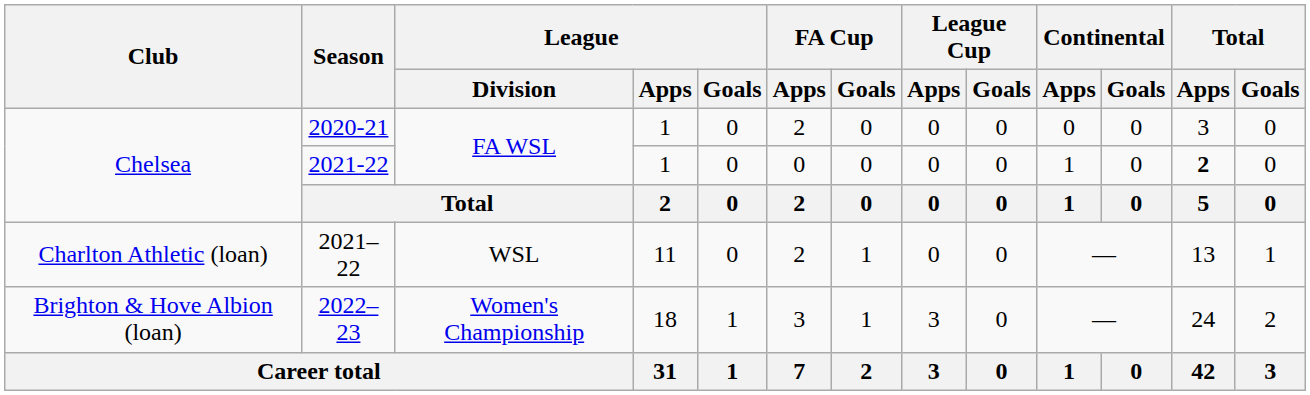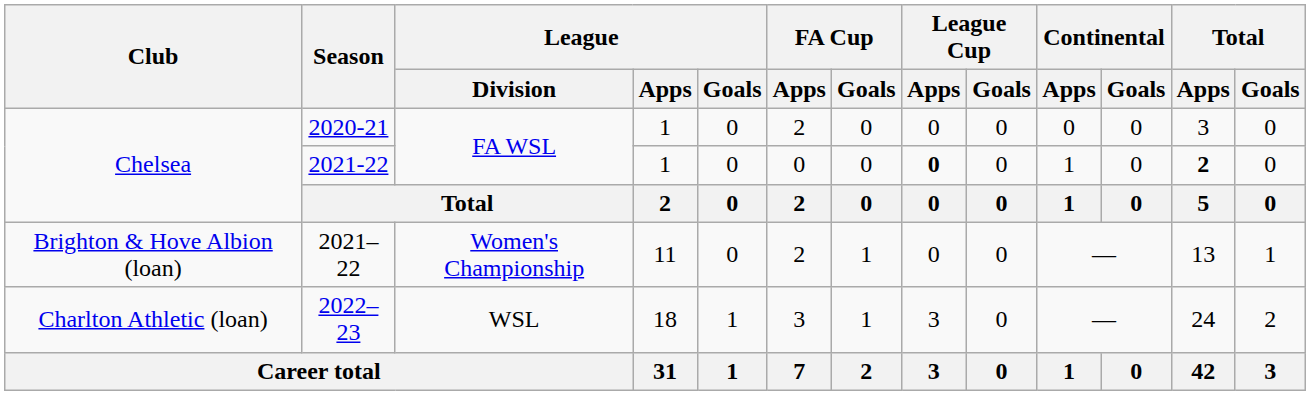(934, 164) normal -> (934, 164) bold
(153, 254) Charlton Athletic (loan) -> (153, 254) Brighton & Hove Albion (loan)
(514, 254) WSL -> (514, 254) Women's Championship
(153, 319) Brighton & Hove Albion (loan) -> (153, 319) Charlton Athletic (loan)
(514, 319) Women's Championship -> (514, 319) WSL
